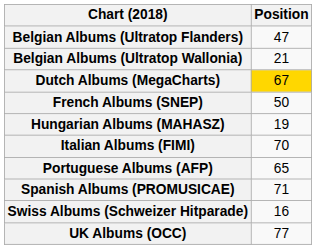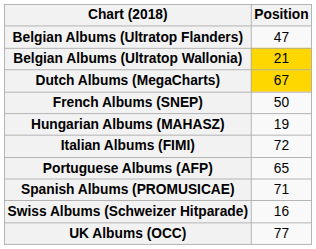(281, 59) no background -> (281, 59) gold background
(281, 146) 70 -> (281, 146) 72
